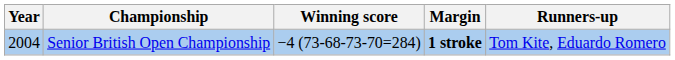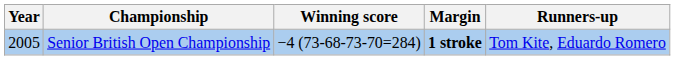(24, 42) 2004 -> (24, 42) 2005
